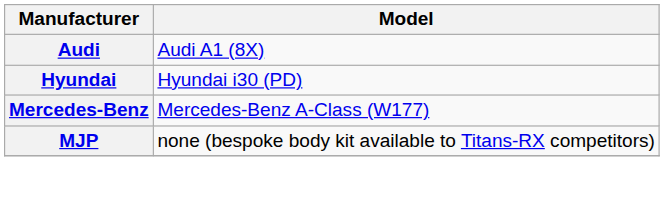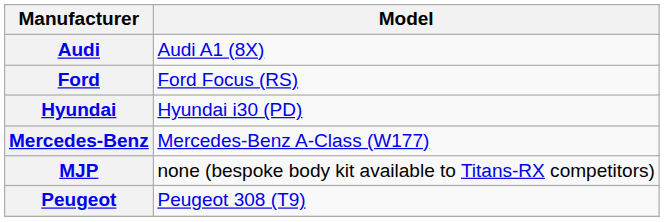+ row: (79, 79)
+ row: (79, 200)
